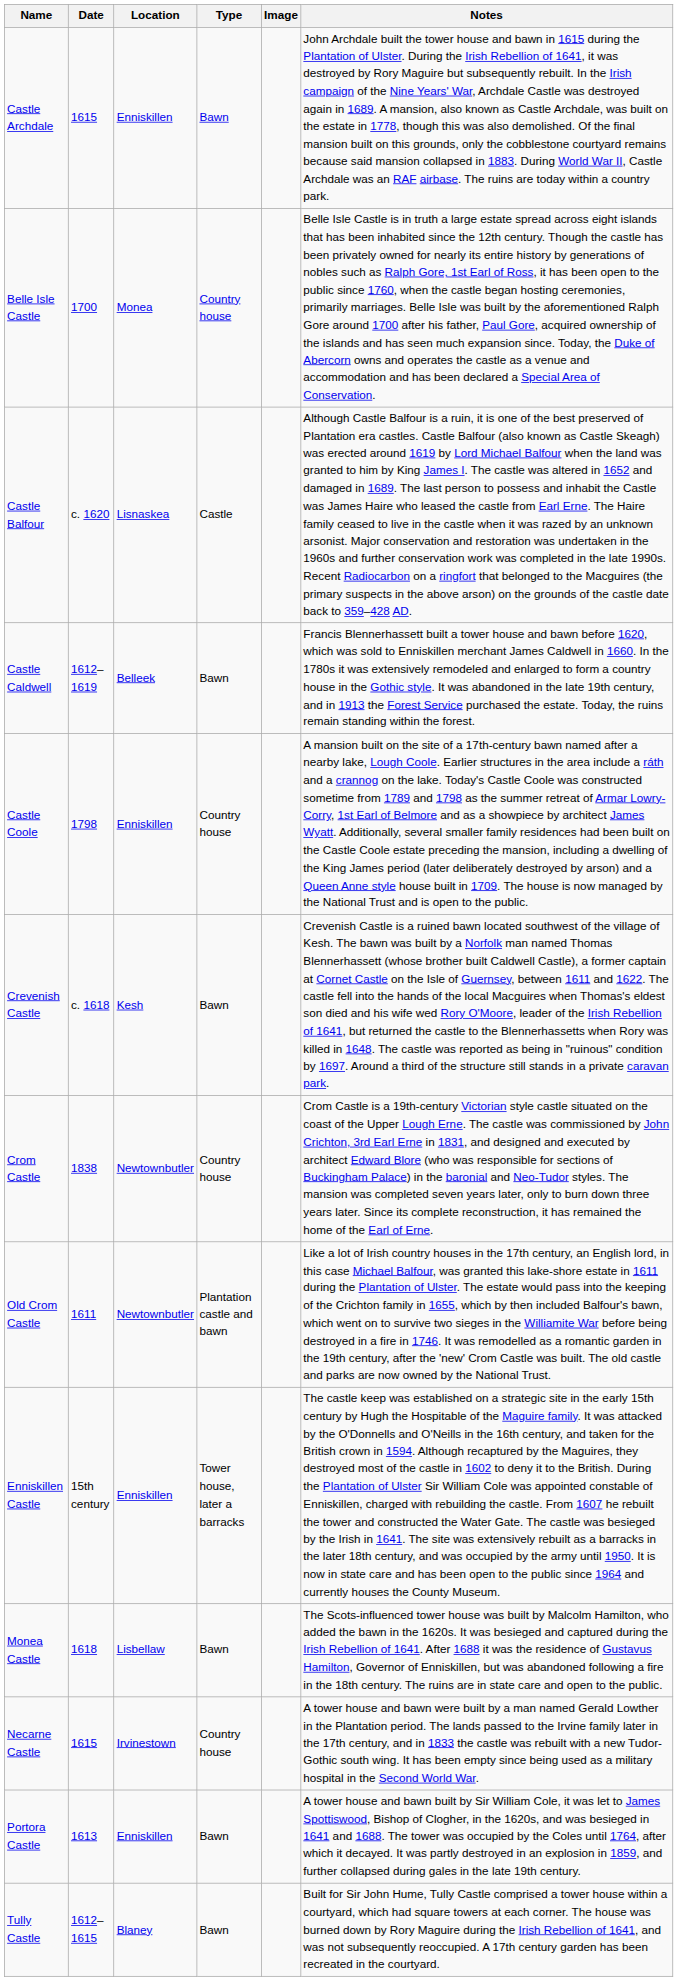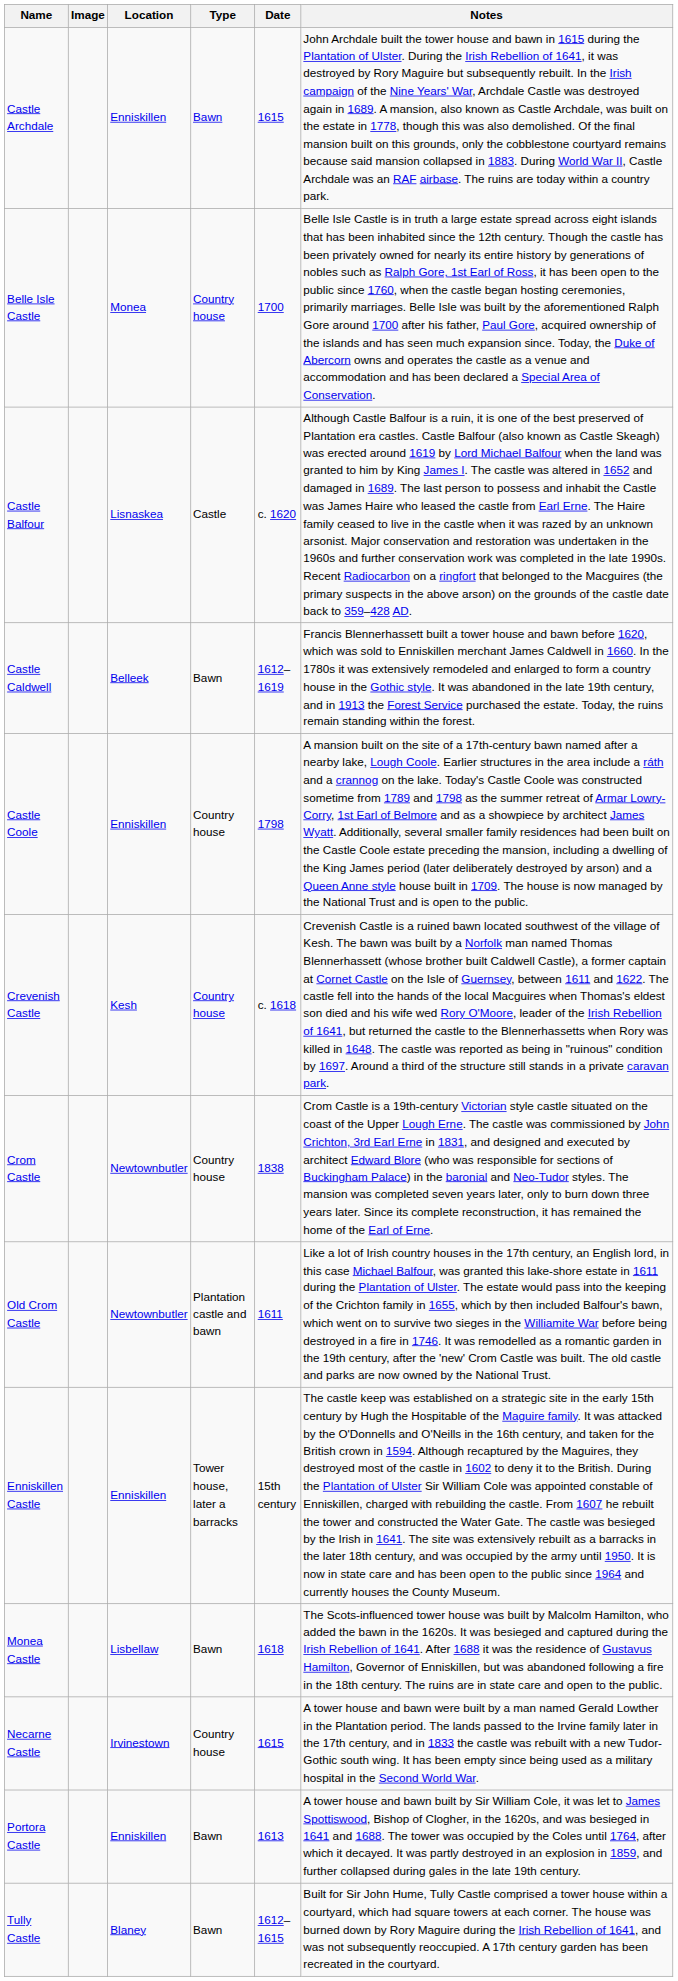columns swapped: (281, 15) <-> (91, 15)
(214, 1005) Bawn -> (214, 1005) Country house
